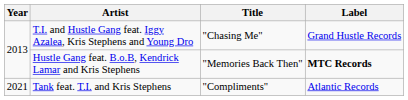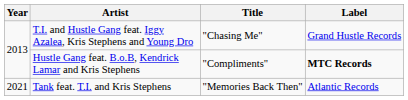(253, 64) "Memories Back Then" -> (235, 64) "Compliments"
(235, 86) "Compliments" -> (253, 86) "Memories Back Then"
